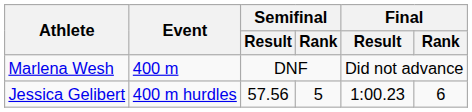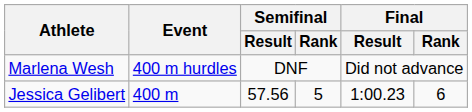(156, 68) 400 m -> (185, 68) 400 m hurdles
(185, 94) 400 m hurdles -> (156, 94) 400 m
